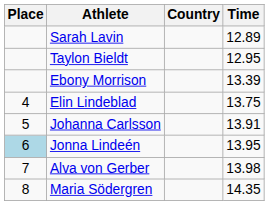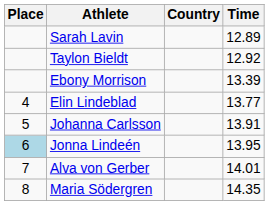(243, 59) 12.95 -> (243, 59) 12.92
(243, 102) 13.75 -> (243, 102) 13.77
(243, 168) 13.98 -> (243, 168) 14.01
